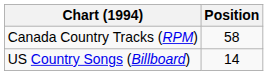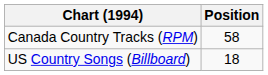(232, 59) 14 -> (232, 59) 18
